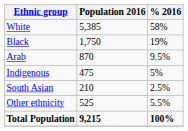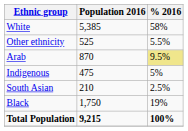rows swapped: (18, 42) <-> (35, 103)
(160, 57) no background -> (160, 57) khaki background
